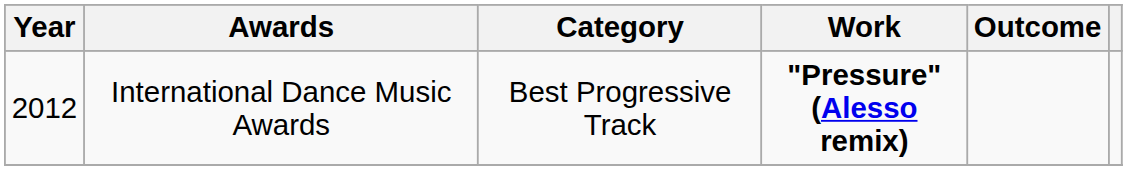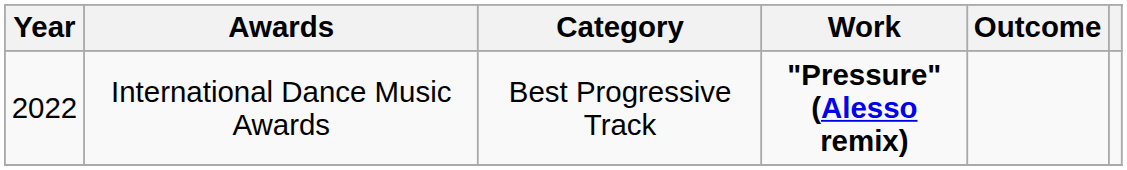(44, 107) 2012 -> (44, 107) 2022
